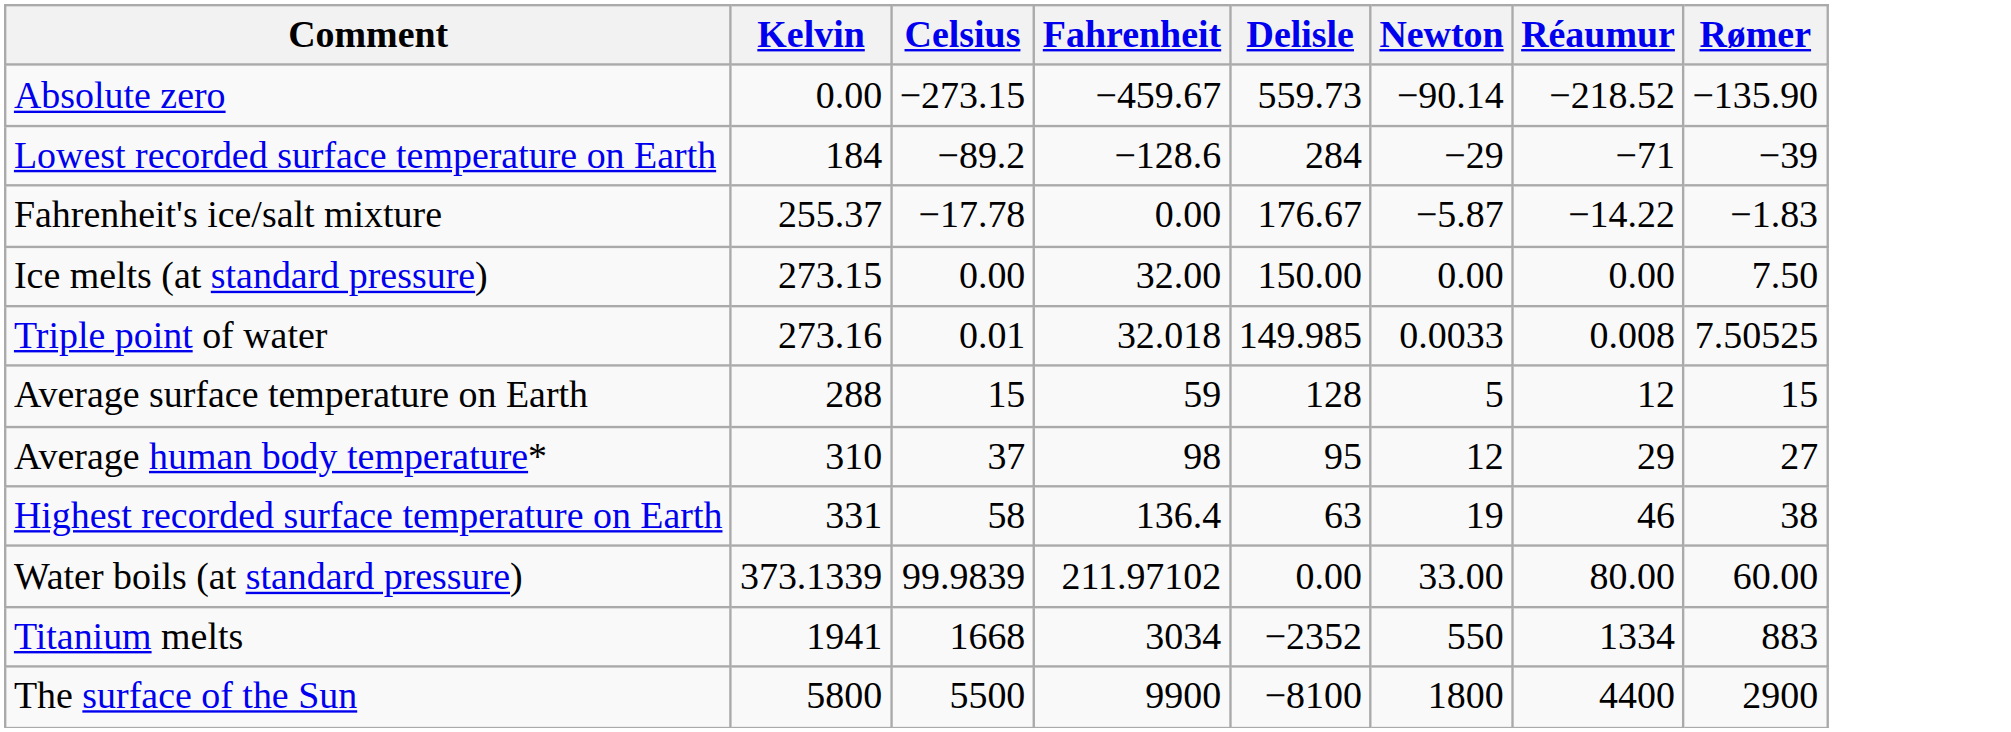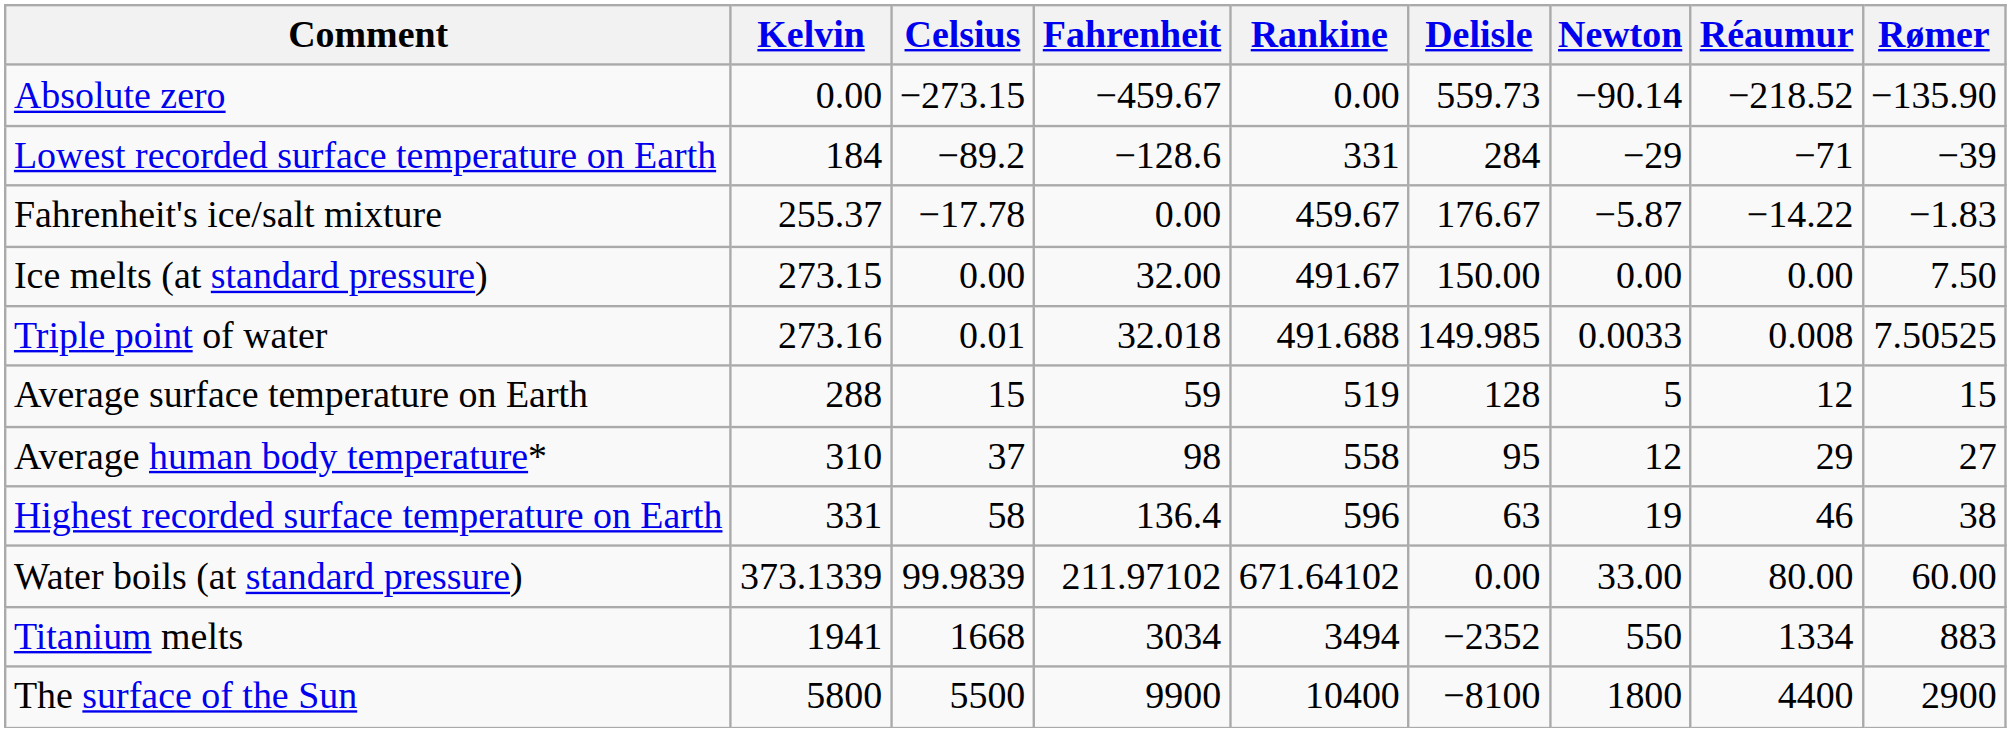+ column: (1319, 34)
